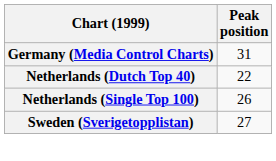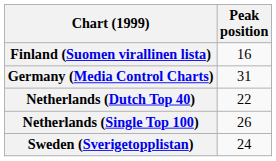+ row: (111, 54)
(244, 122) 27 -> (244, 144) 24
